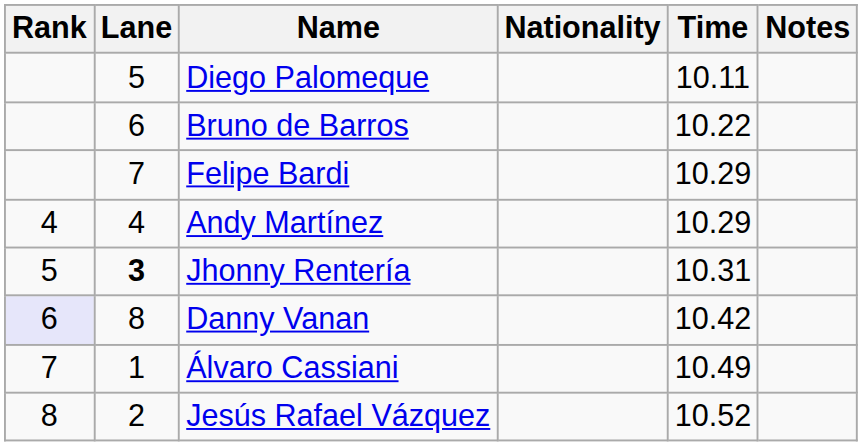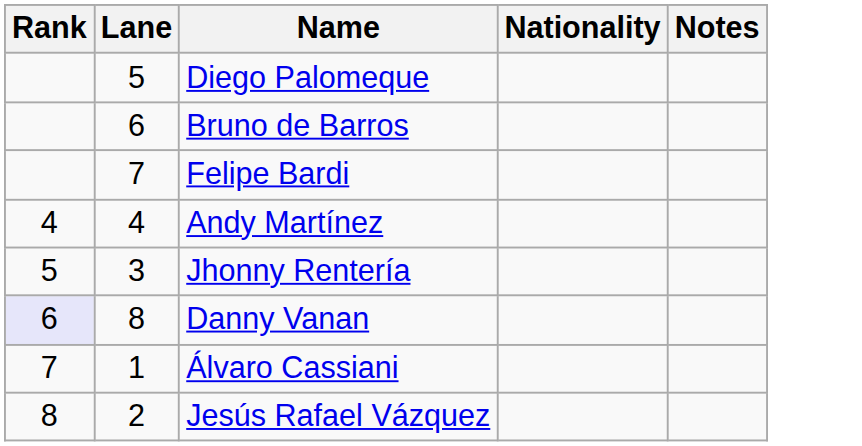- column: (713, 28)
(136, 271) bold -> (136, 271) normal
